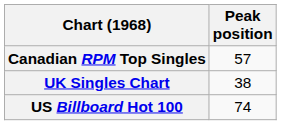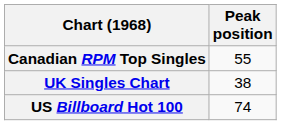(243, 58) 57 -> (243, 58) 55
